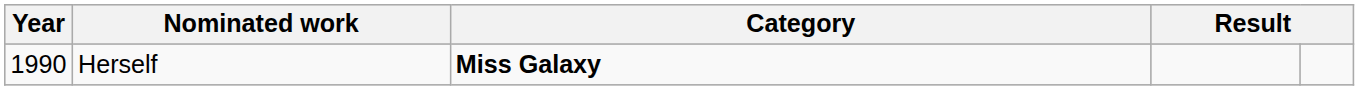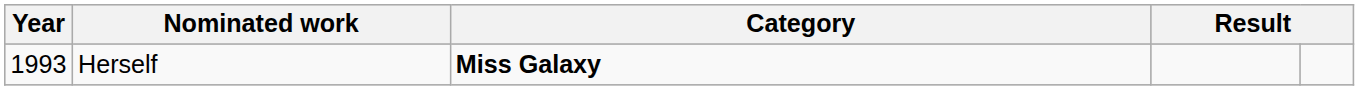(39, 64) 1990 -> (39, 64) 1993
